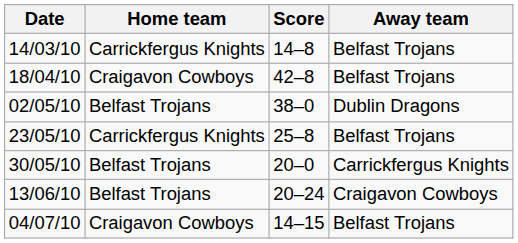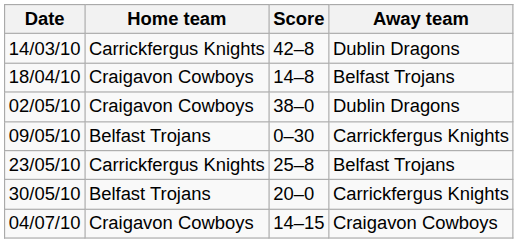(294, 48) 14–8 -> (294, 48) 42–8
(394, 48) Belfast Trojans -> (396, 48) Dublin Dragons
(294, 77) 42–8 -> (294, 77) 14–8
(150, 106) Belfast Trojans -> (171, 106) Craigavon Cowboys
+ row: (45, 135)
- row: (45, 194)
(394, 223) Belfast Trojans -> (415, 223) Craigavon Cowboys
